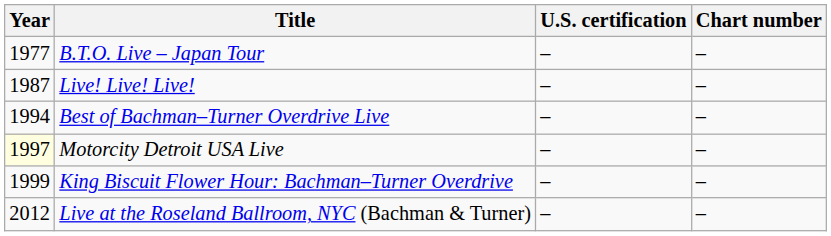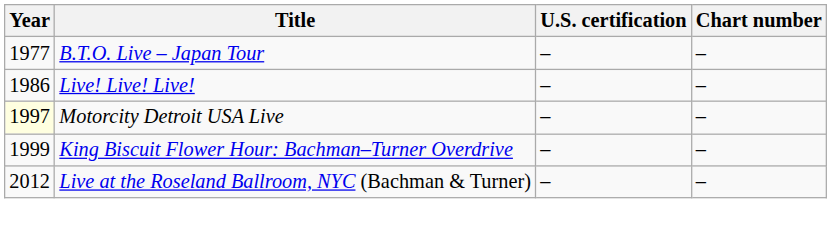(30, 85) 1987 -> (30, 85) 1986
- row: (224, 117)
